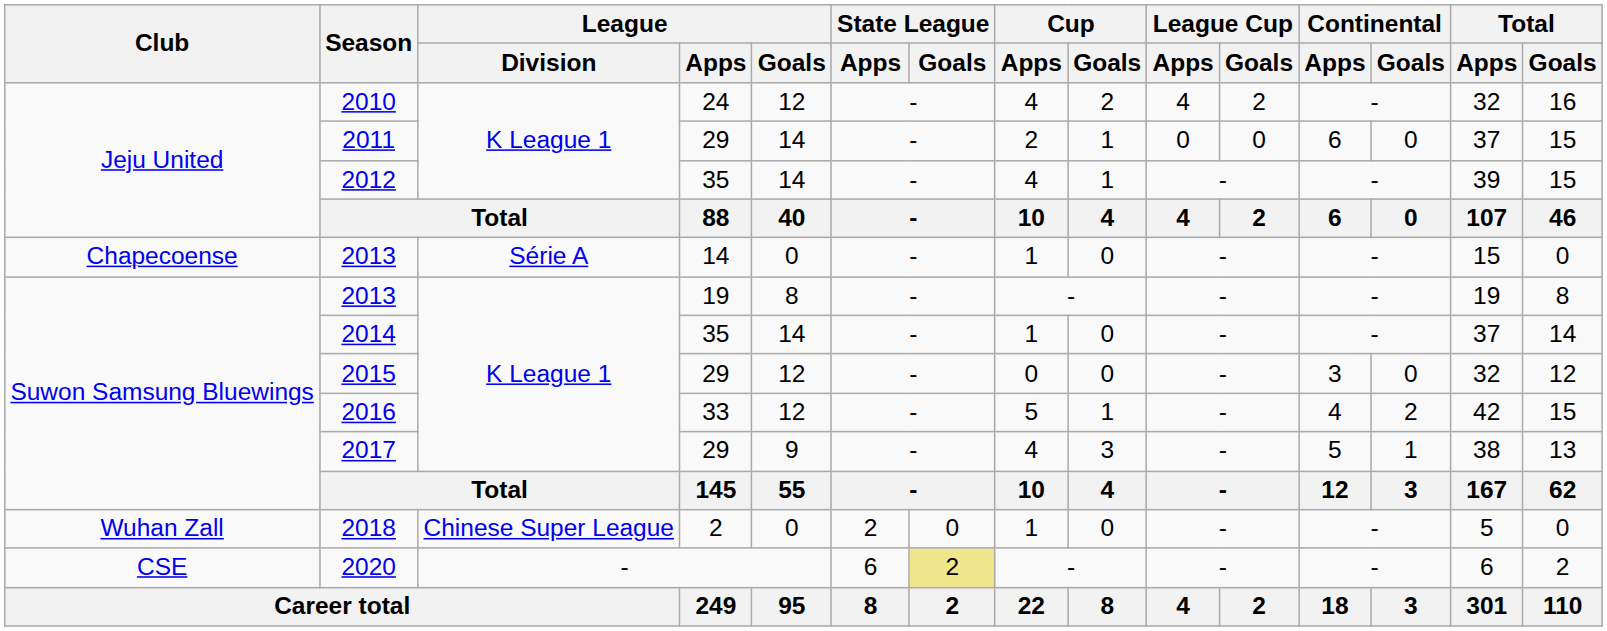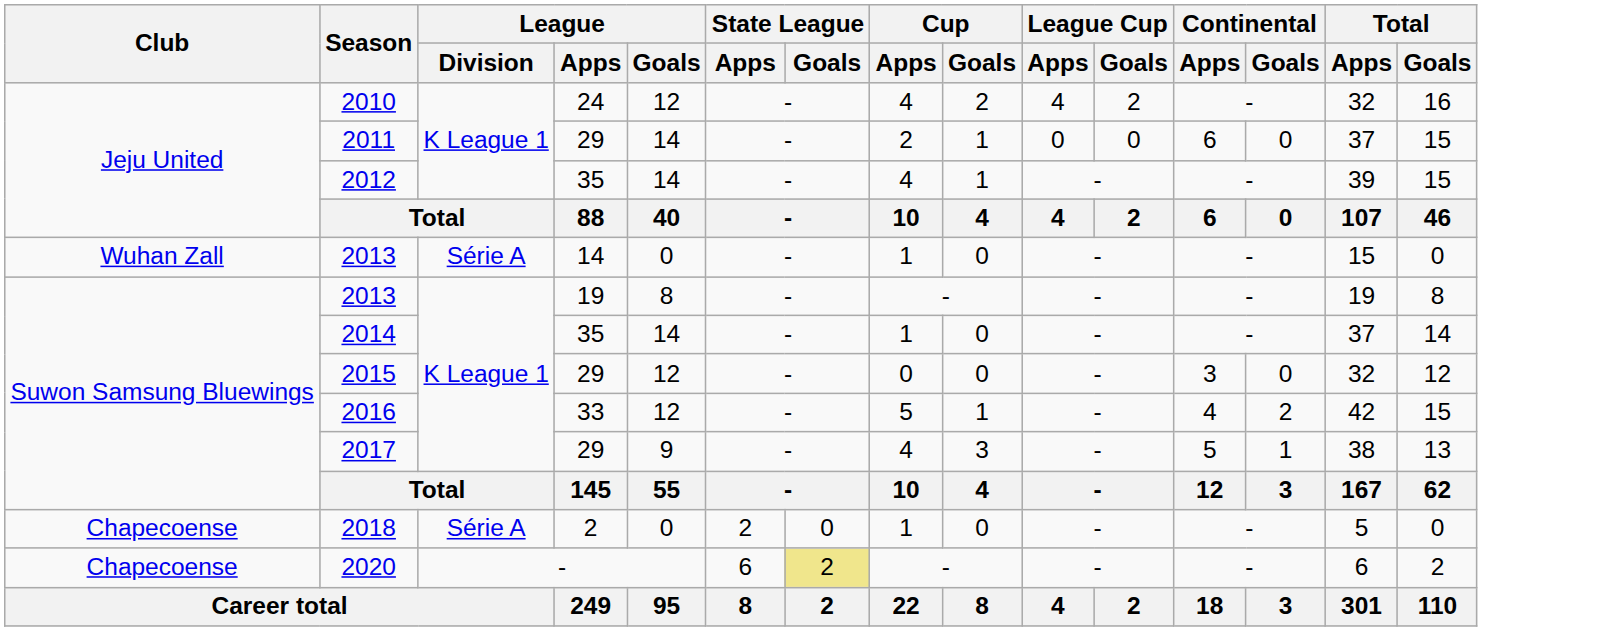(162, 256) Chapecoense -> (162, 256) Wuhan Zall
(162, 528) Wuhan Zall -> (162, 528) Chapecoense
(549, 528) Chinese Super League -> (486, 528) Série A
(162, 567) CSE -> (162, 567) Chapecoense
